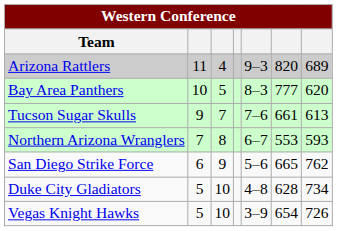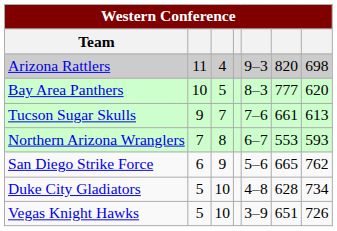(317, 66) 689 -> (317, 66) 698
(286, 213) 654 -> (286, 213) 651
